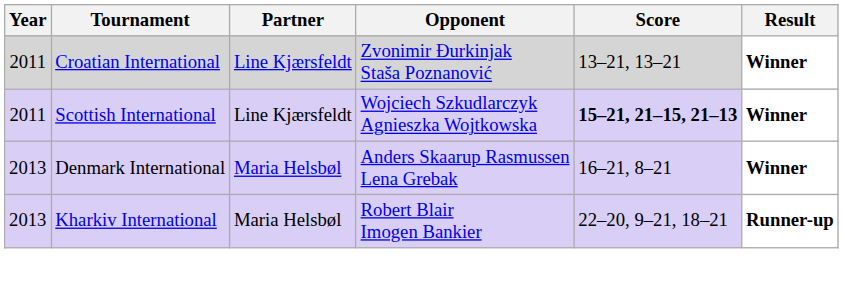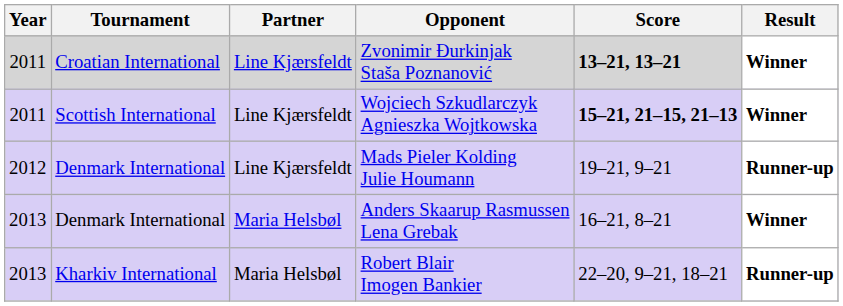(630, 62) normal -> (630, 62) bold
+ row: (439, 168)
